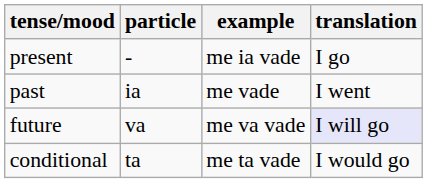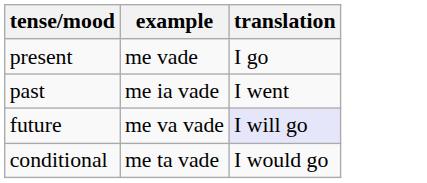- column: (161, 21)
(253, 56) me ia vade -> (161, 56) me vade
(243, 90) me vade -> (172, 90) me ia vade
